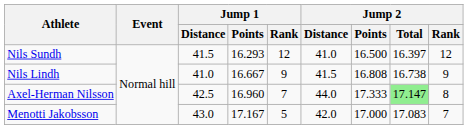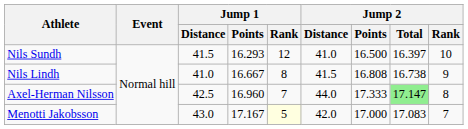(446, 54) 12 -> (446, 54) 10
(284, 74) 9 -> (284, 74) 8
(284, 114) no background -> (284, 114) lightyellow background
